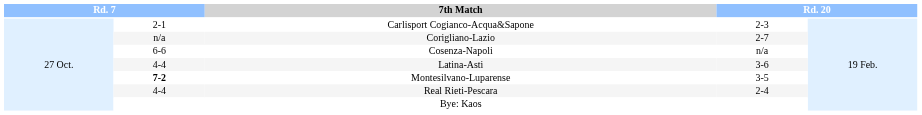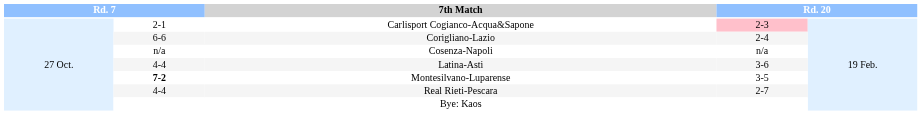(762, 25) no background -> (762, 25) pink background
(159, 38) n/a -> (159, 38) 6-6
(762, 38) 2-7 -> (762, 38) 2-4
(159, 51) 6-6 -> (159, 51) n/a
(762, 91) 2-4 -> (762, 91) 2-7
